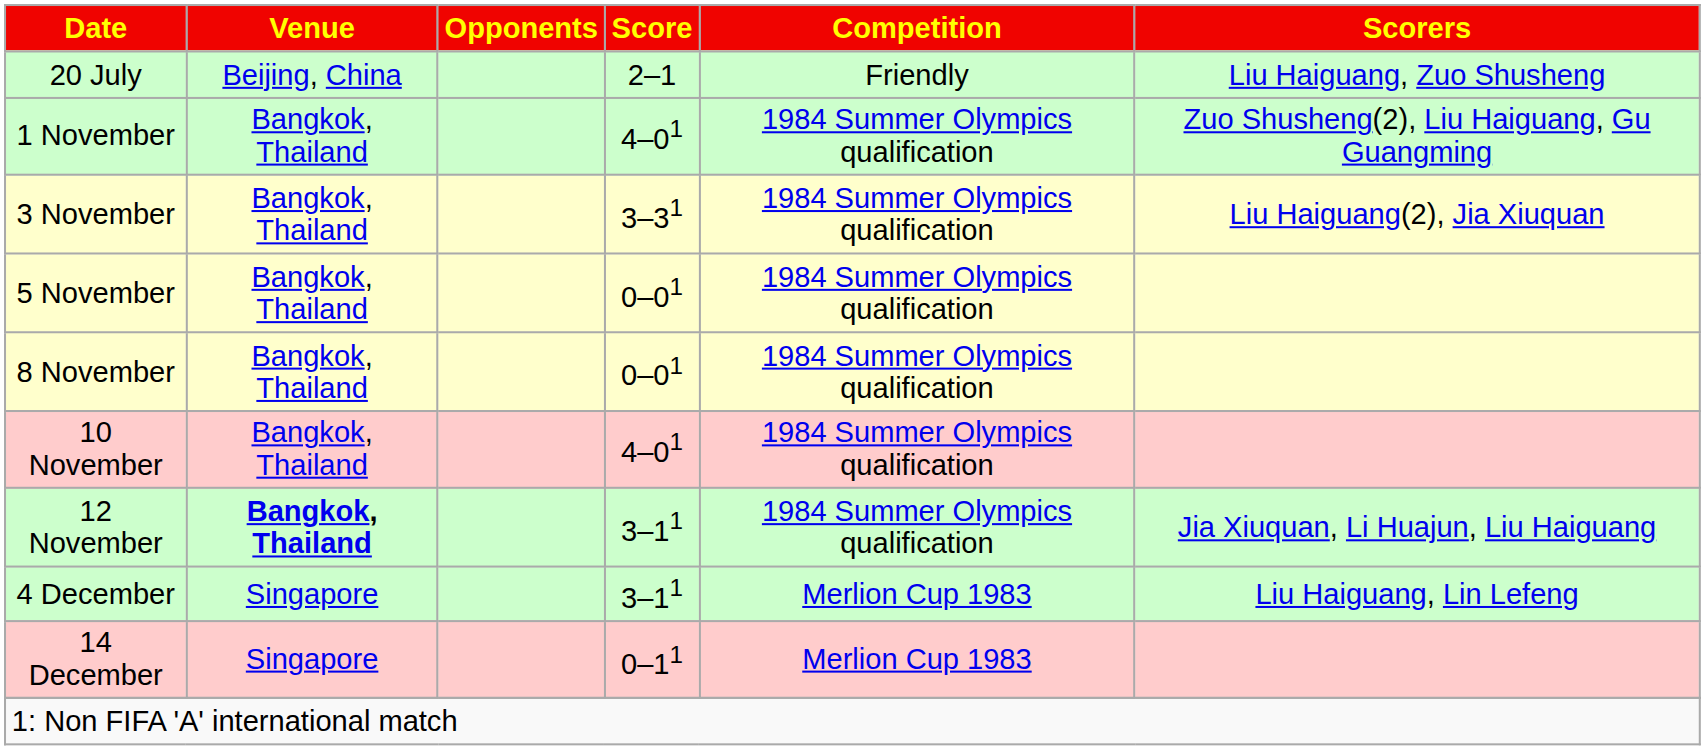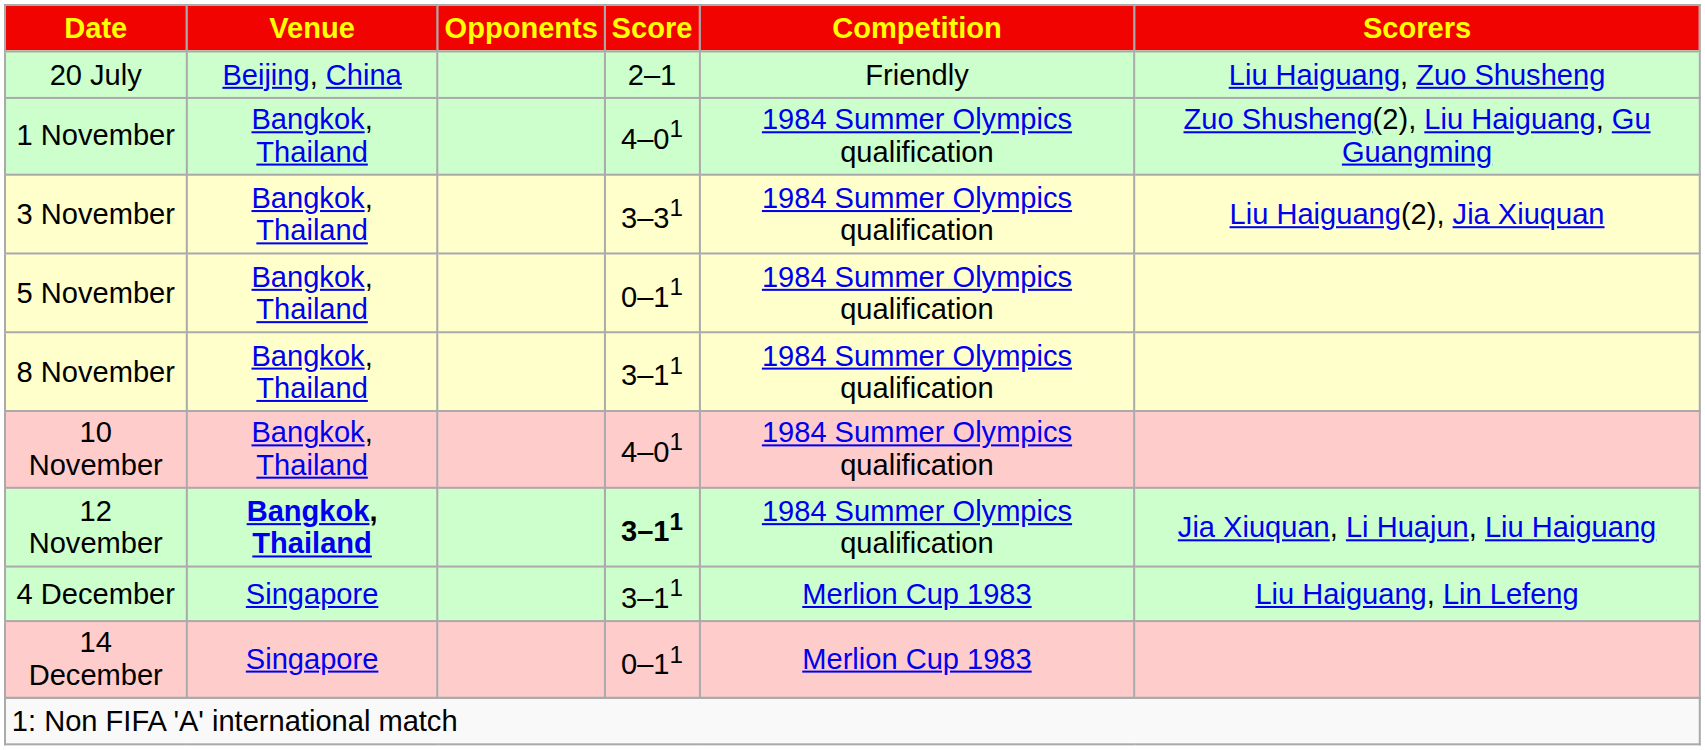(652, 293) 0–01 -> (652, 293) 0–11
(652, 371) 0–01 -> (652, 371) 3–11
(652, 528) normal -> (652, 528) bold
